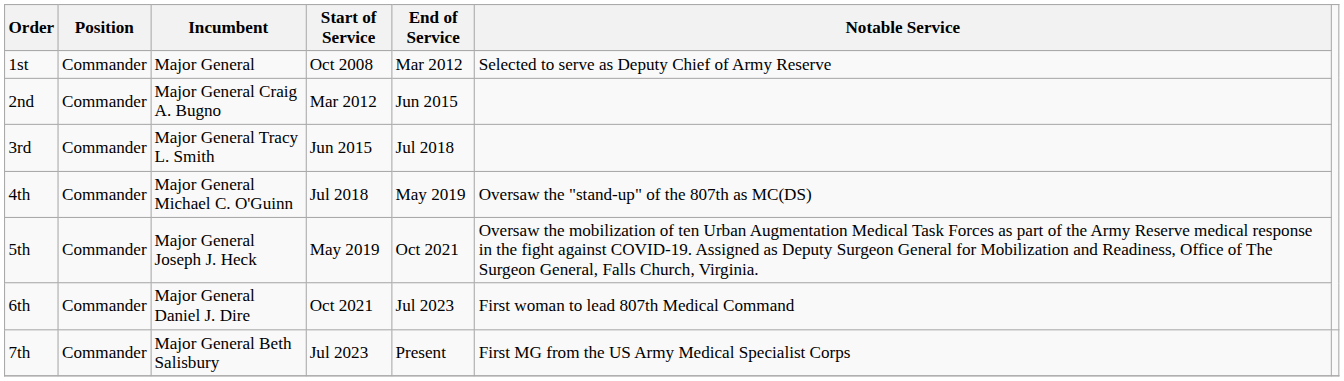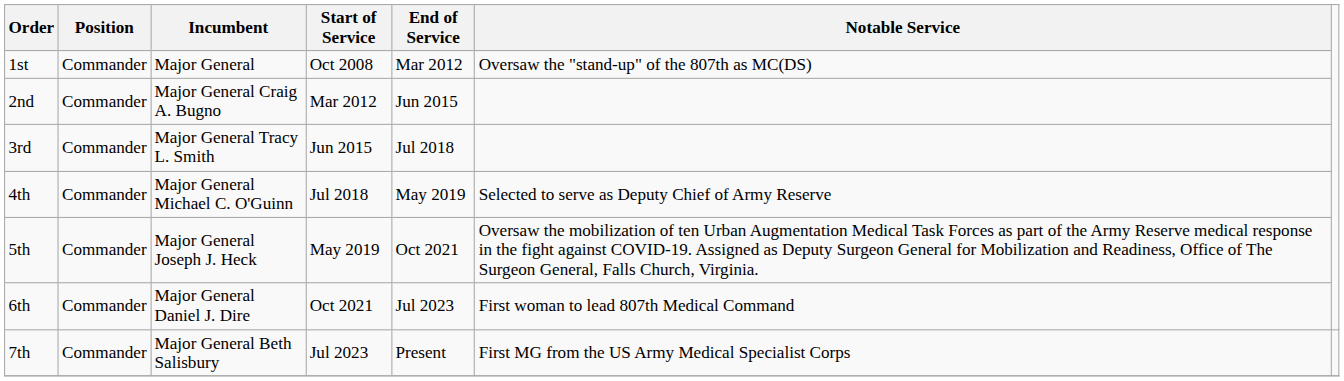(655, 64) Selected to serve as Deputy Chief of Army Reserve -> (645, 64) Oversaw the "stand-up" of the 807th as MC(DS)
(645, 194) Oversaw the "stand-up" of the 807th as MC(DS) -> (655, 194) Selected to serve as Deputy Chief of Army Reserve
